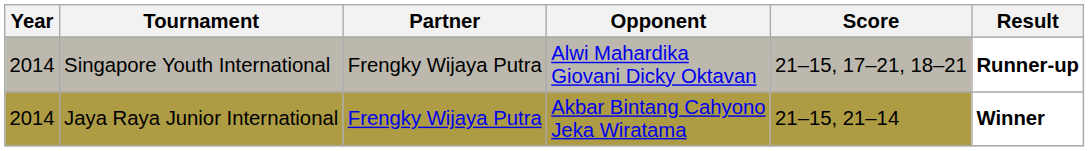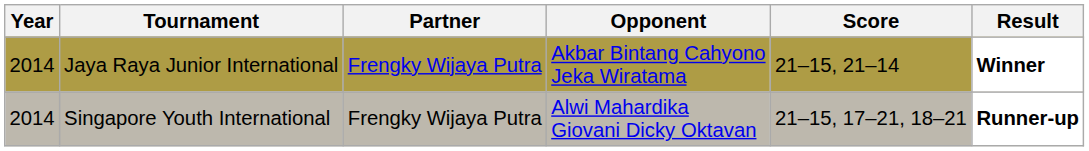rows swapped: (201, 119) <-> (197, 64)
